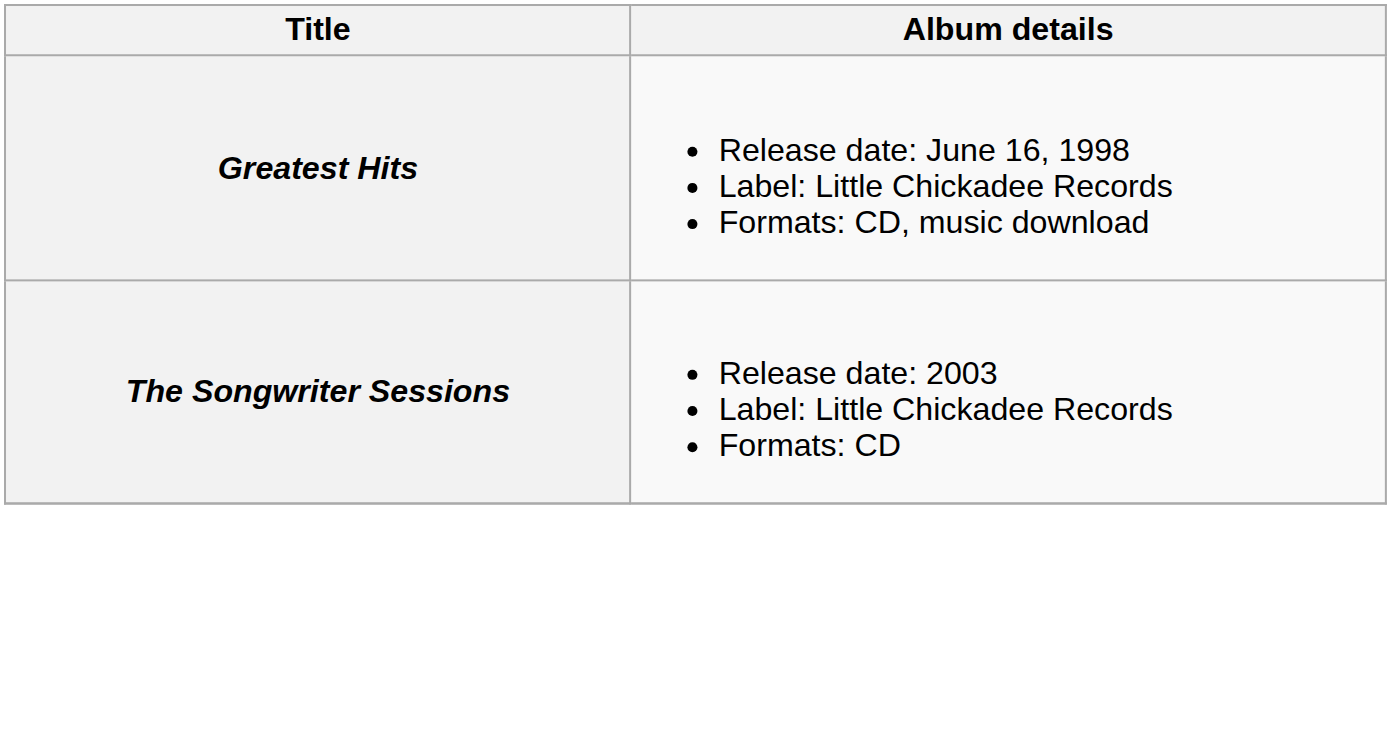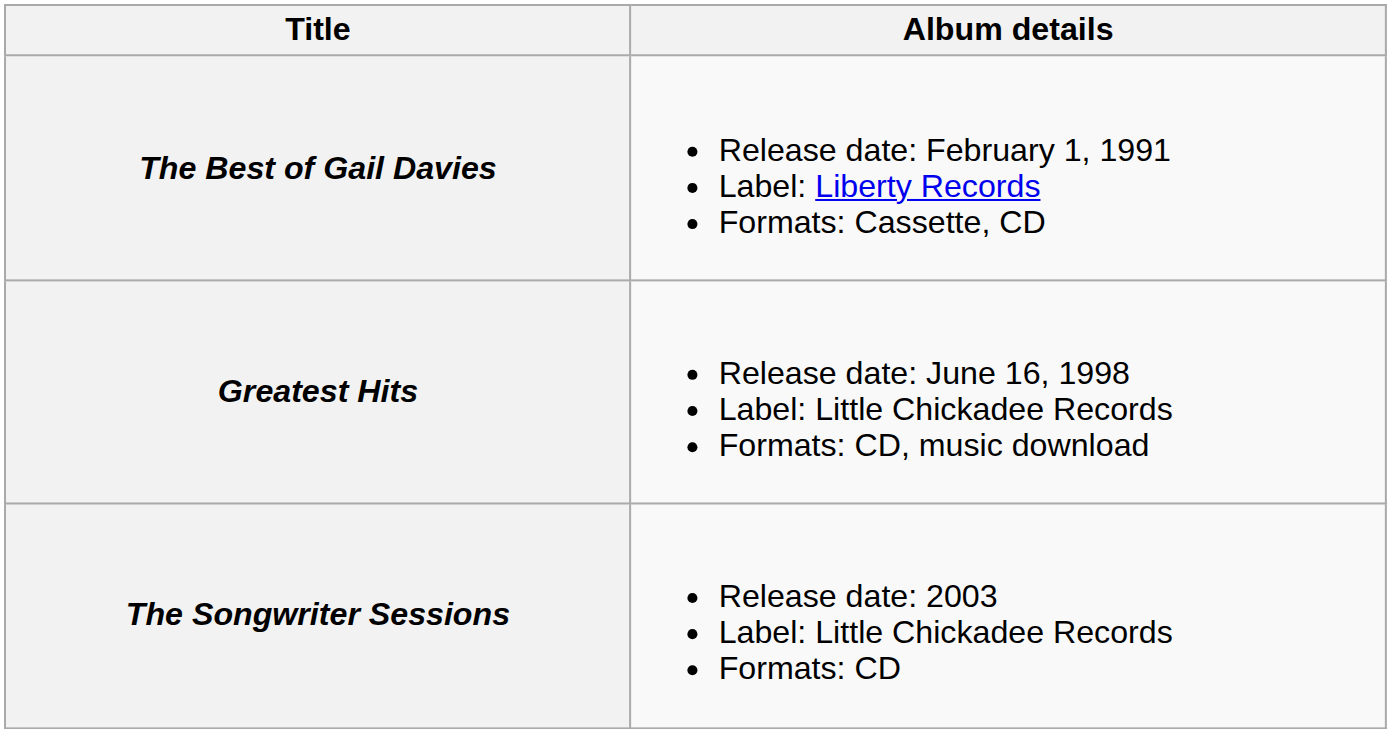+ row: (318, 167)
